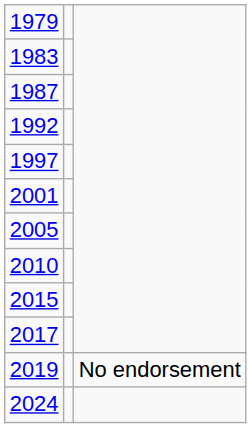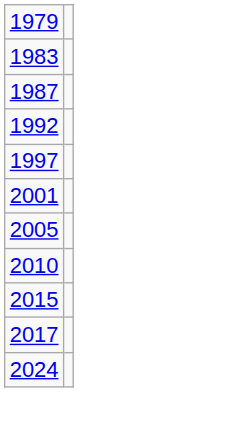- row: (34, 369)
